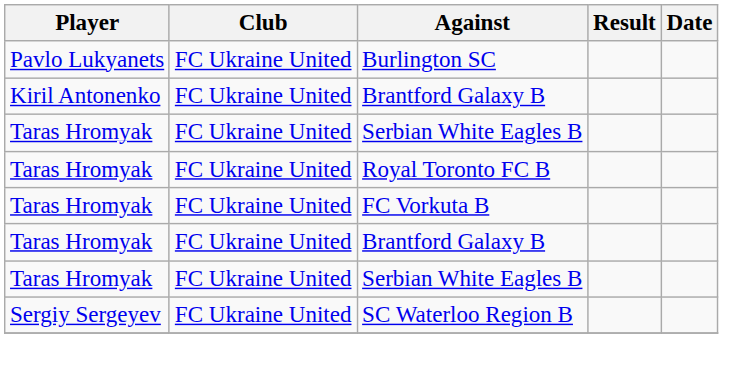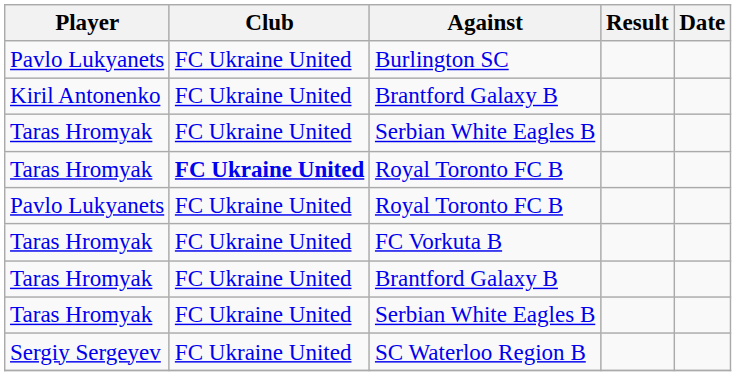(263, 168) normal -> (270, 168) bold
+ row: (87, 205)
